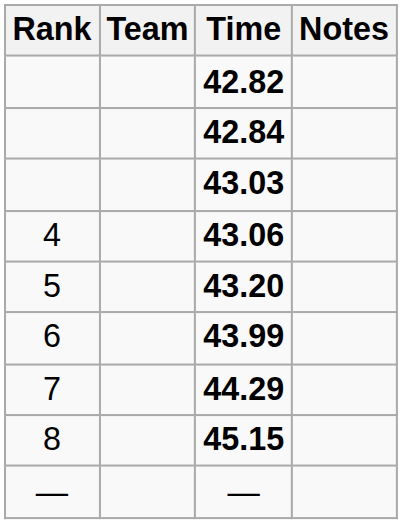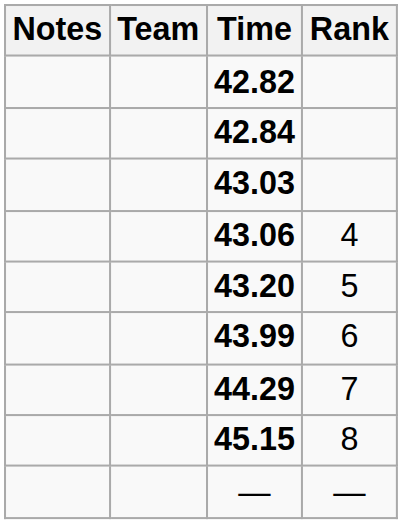columns swapped: (52, 30) <-> (344, 30)
